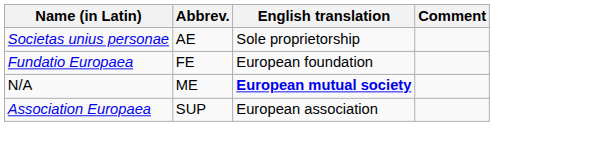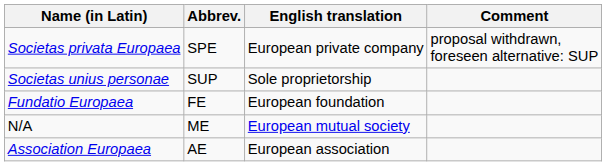+ row: (94, 47)
(186, 39) AE -> (202, 79) SUP
(324, 86) bold -> (329, 126) normal
(191, 109) SUP -> (197, 149) AE
